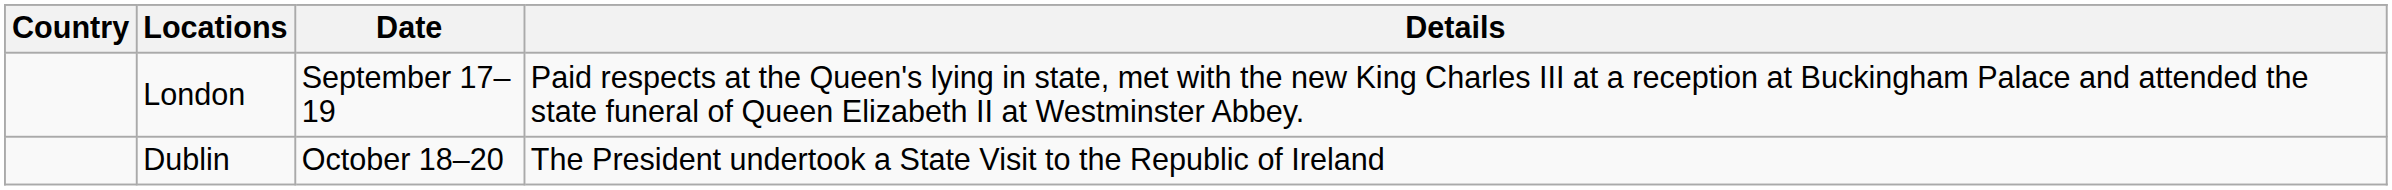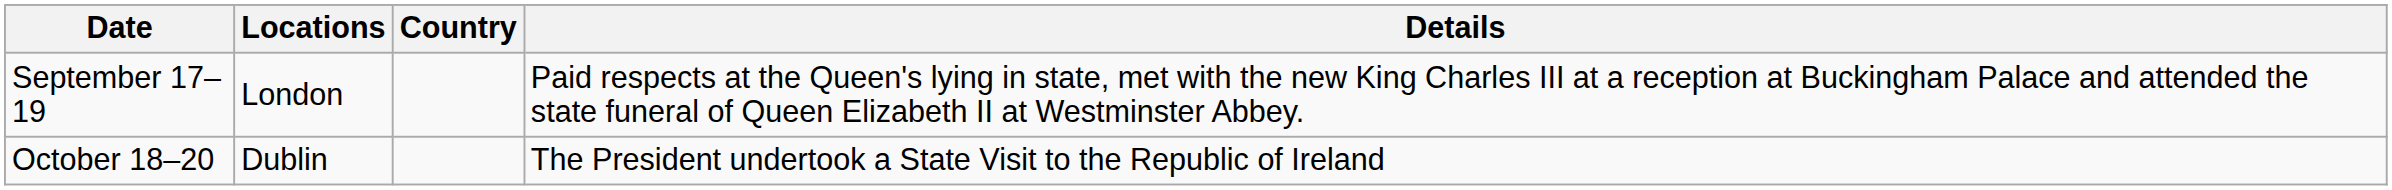columns swapped: (71, 28) <-> (409, 28)
